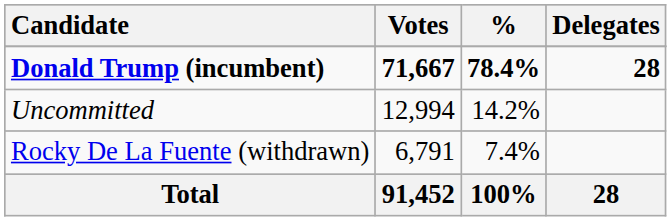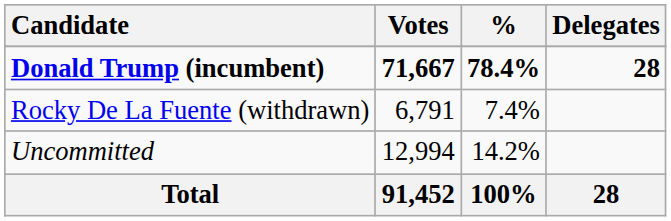rows swapped: (82, 109) <-> (190, 151)
